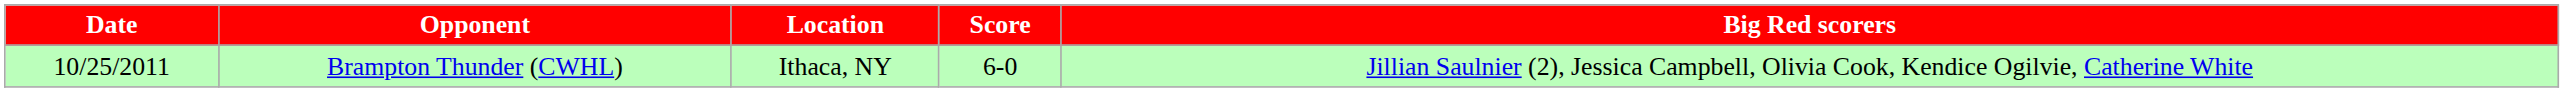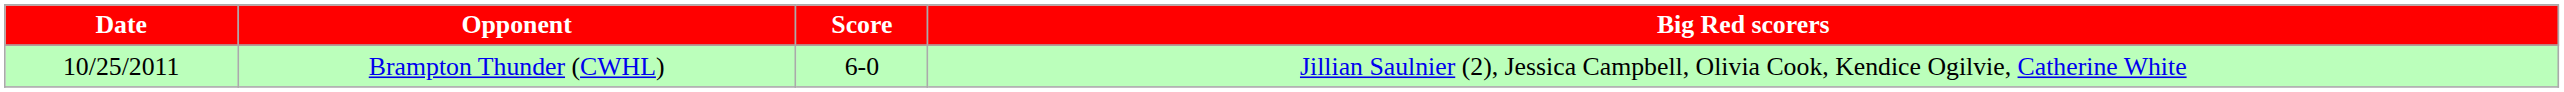- column: (835, 24)
